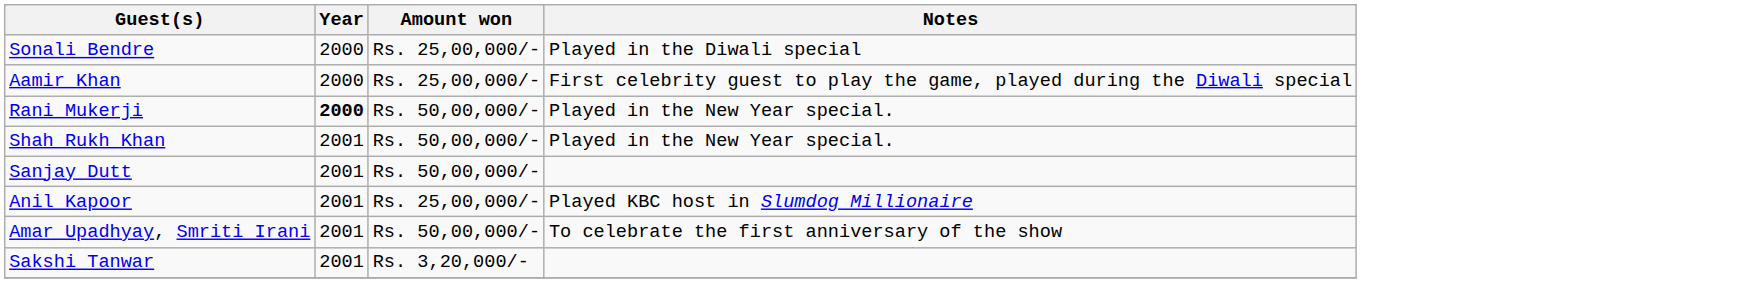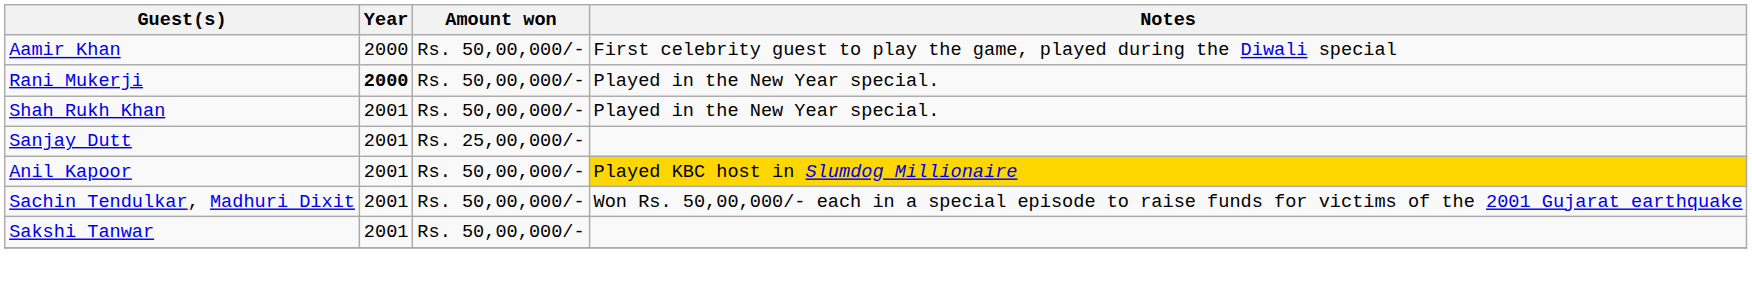- row: (82, 50)
(456, 80) Rs. 25,00,000/- -> (501, 50) Rs. 50,00,000/-
(456, 171) Rs. 50,00,000/- -> (501, 141) Rs. 25,00,000/-
(456, 202) Rs. 25,00,000/- -> (501, 171) Rs. 50,00,000/-
(761, 202) no background -> (806, 171) gold background
+ row: (182, 202)
- row: (160, 232)
(451, 262) Rs. 3,20,000/- -> (501, 232) Rs. 50,00,000/-
